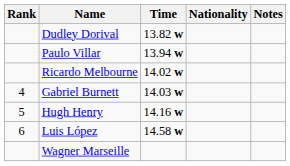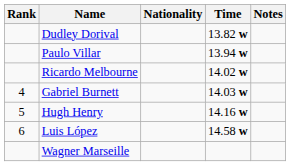columns swapped: (218, 14) <-> (163, 14)
